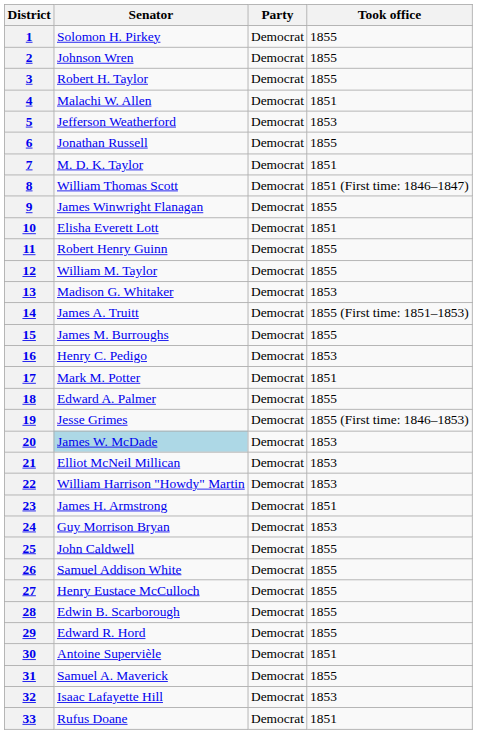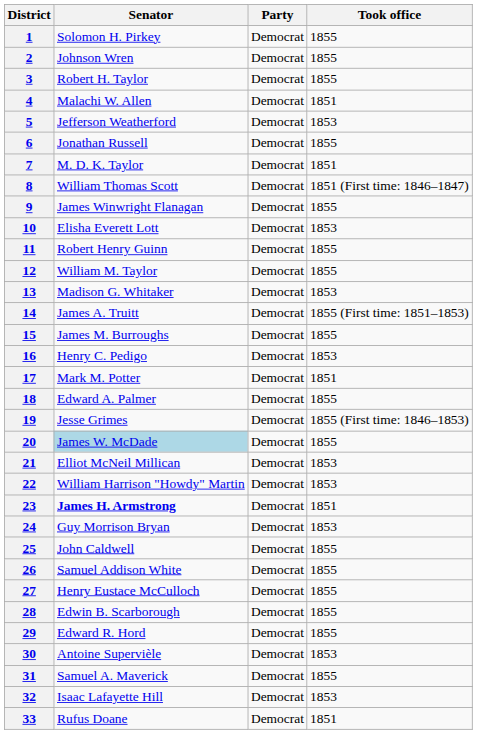(324, 228) 1851 -> (324, 228) 1853
(324, 441) 1853 -> (324, 441) 1855
(112, 505) normal -> (116, 505) bold
(324, 654) 1851 -> (324, 654) 1853
